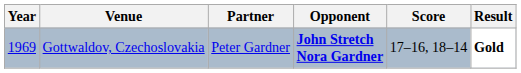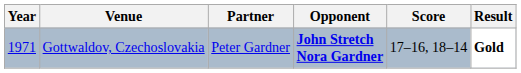(22, 48) 1969 -> (22, 48) 1971
